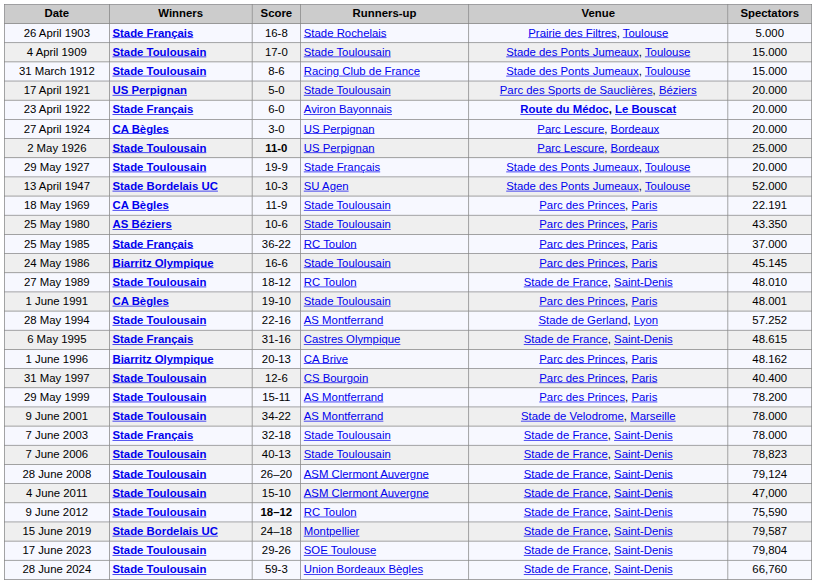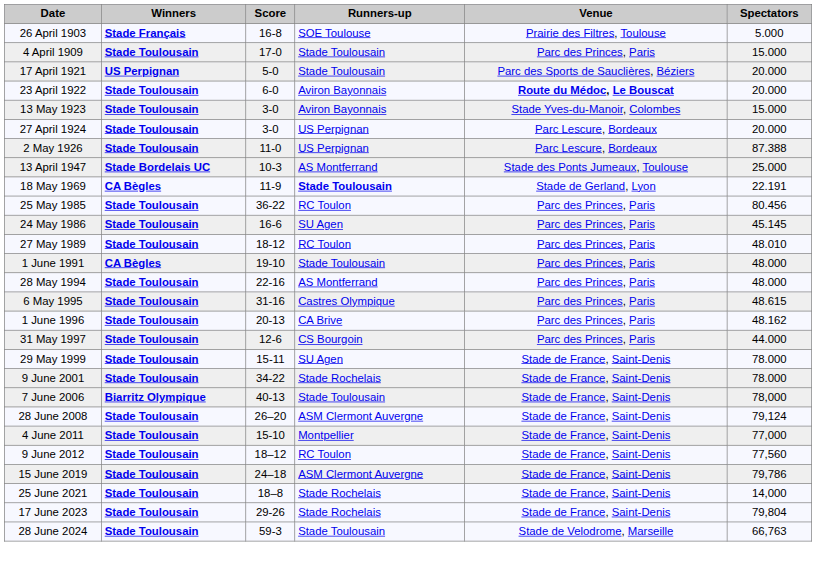(345, 33) Stade Rochelais -> (334, 33) SOE Toulouse
(598, 52) Stade des Ponts Jumeaux, Toulouse -> (596, 52) Parc des Princes, Paris
- row: (57, 71)
(153, 109) Stade Français -> (152, 90) Stade Toulousain
+ row: (53, 109)
(141, 129) CA Bègles -> (152, 129) Stade Toulousain
(276, 148) bold -> (270, 148) normal
(770, 148) 25.000 -> (769, 148) 87.388
- row: (57, 167)
(326, 186) SU Agen -> (338, 167) AS Montferrand
(770, 186) 52.000 -> (769, 167) 25.000
(347, 205) normal -> (345, 186) bold
(598, 205) Parc des Princes, Paris -> (596, 186) Stade de Gerland, Lyon
- row: (57, 224)
(153, 244) Stade Français -> (152, 205) Stade Toulousain
(770, 244) 37.000 -> (769, 205) 80.456
(163, 263) Biarritz Olympique -> (152, 224) Stade Toulousain
(347, 263) Stade Toulousain -> (321, 224) SU Agen
(598, 282) Stade de France, Saint-Denis -> (596, 244) Parc des Princes, Paris
(770, 301) 48.001 -> (769, 263) 48.000
(598, 320) Stade de Gerland, Lyon -> (596, 282) Parc des Princes, Paris
(770, 320) 57.252 -> (769, 282) 48.000
(153, 339) Stade Français -> (152, 301) Stade Toulousain
(598, 339) Stade de France, Saint-Denis -> (596, 301) Parc des Princes, Paris
(163, 359) Biarritz Olympique -> (152, 320) Stade Toulousain
(770, 378) 40.400 -> (769, 339) 44.000
(344, 397) AS Montferrand -> (321, 359) SU Agen
(598, 397) Parc des Princes, Paris -> (596, 359) Stade de France, Saint-Denis
(770, 397) 78.200 -> (769, 359) 78.000
(344, 416) AS Montferrand -> (339, 378) Stade Rochelais
(598, 416) Stade de Velodrome, Marseille -> (596, 378) Stade de France, Saint-Denis
- row: (57, 435)
(159, 454) Stade Toulousain -> (155, 397) Biarritz Olympique
(770, 454) 78,823 -> (769, 397) 78,000
(366, 493) ASM Clermont Auvergne -> (326, 435) Montpellier
(770, 493) 47,000 -> (769, 435) 77,000
(276, 512) bold -> (270, 454) normal
(770, 512) 75,590 -> (769, 454) 77,560
(165, 531) Stade Bordelais UC -> (152, 474) Stade Toulousain
(332, 531) Montpellier -> (361, 474) ASM Clermont Auvergne
(770, 531) 79,587 -> (769, 474) 79,786
+ row: (53, 493)
(340, 550) SOE Toulouse -> (339, 512) Stade Rochelais
(363, 570) Union Bordeaux Bègles -> (342, 531) Stade Toulousain
(598, 570) Stade de France, Saint-Denis -> (596, 531) Stade de Velodrome, Marseille
(770, 570) 66,760 -> (769, 531) 66,763
